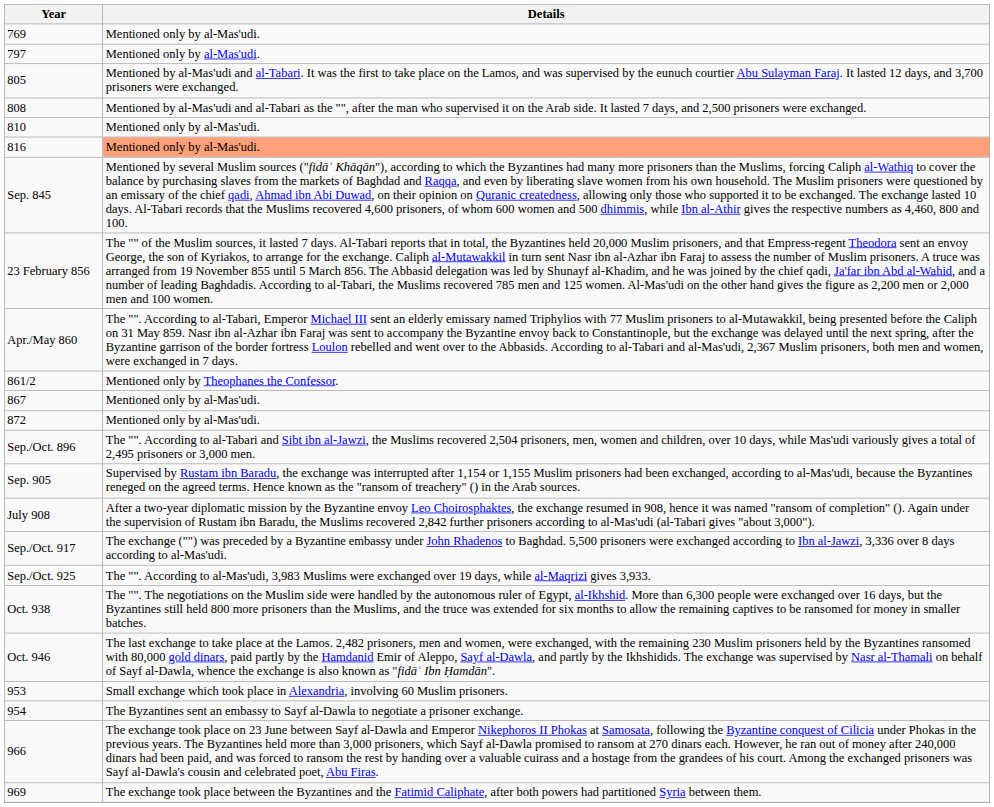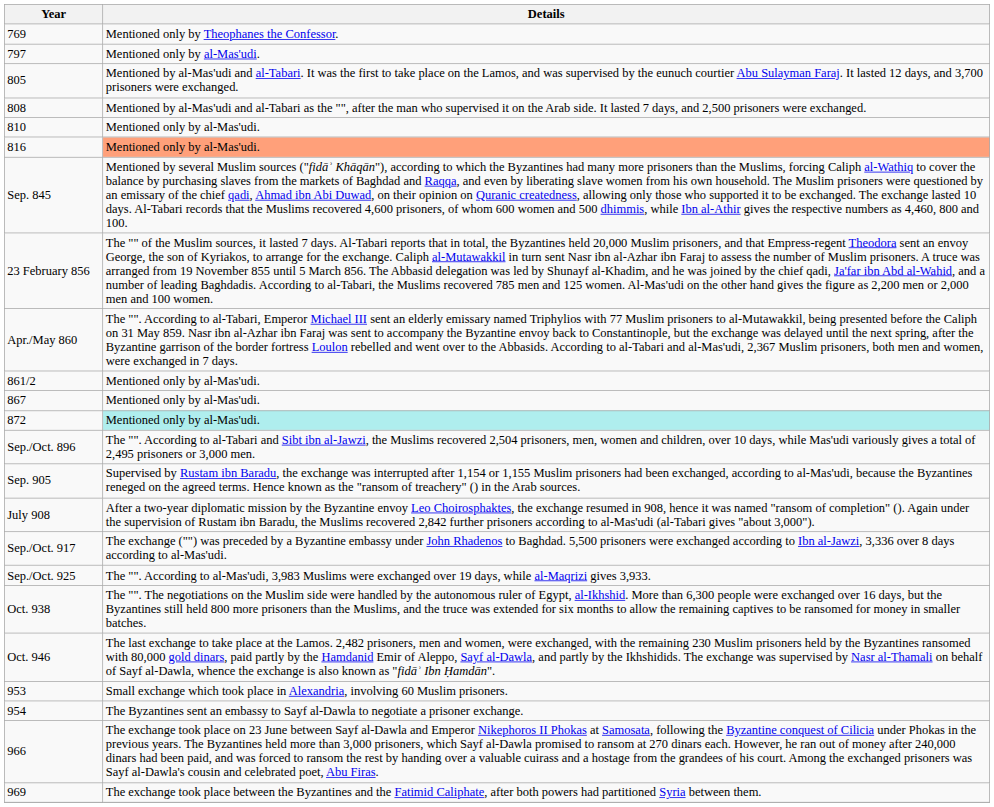(183, 34) Mentioned only by al-Mas'udi. -> (222, 34) Mentioned only by Theophanes the Confessor.
(222, 380) Mentioned only by Theophanes the Confessor. -> (183, 380) Mentioned only by al-Mas'udi.
(183, 420) no background -> (183, 420) paleturquoise background
